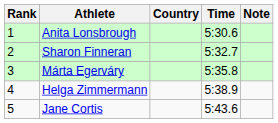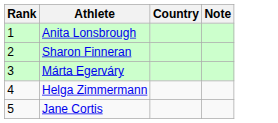- column: (221, 14)
